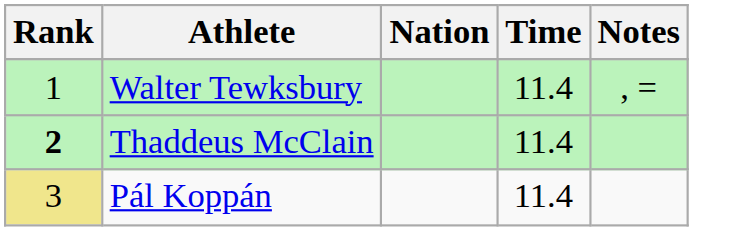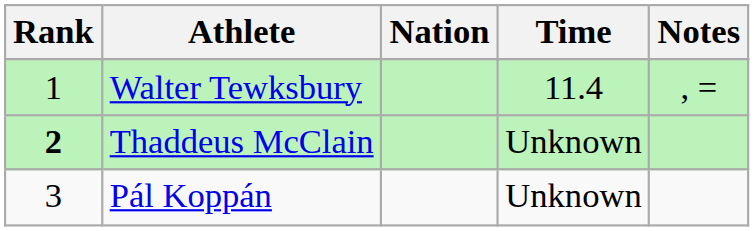(543, 141) 11.4 -> (574, 141) Unknown
(53, 196) khaki background -> (53, 196) no background
(543, 196) 11.4 -> (574, 196) Unknown
